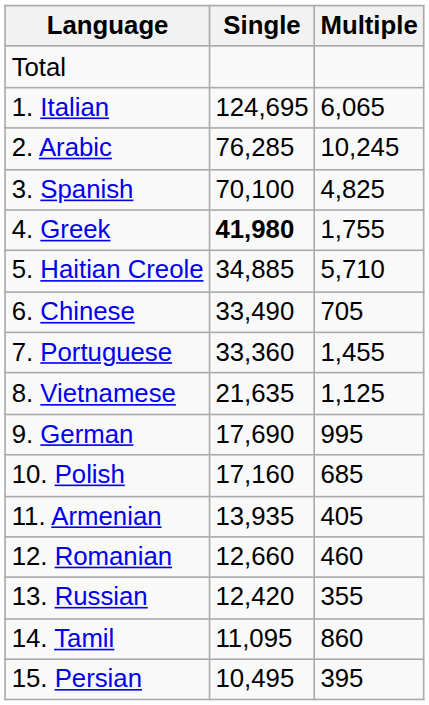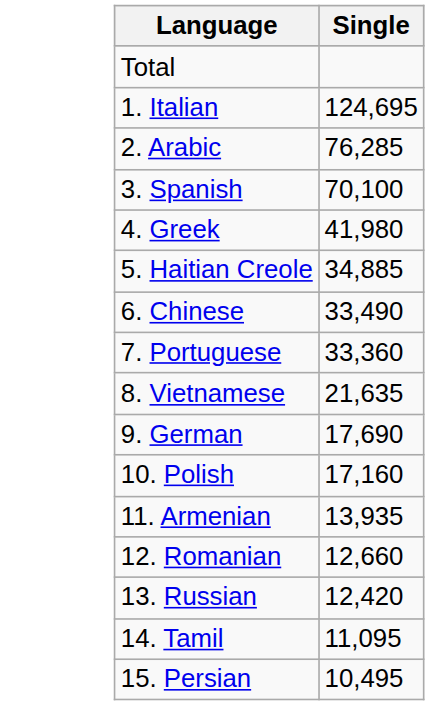- column: (369, 25)
(255, 229) bold -> (364, 229) normal
